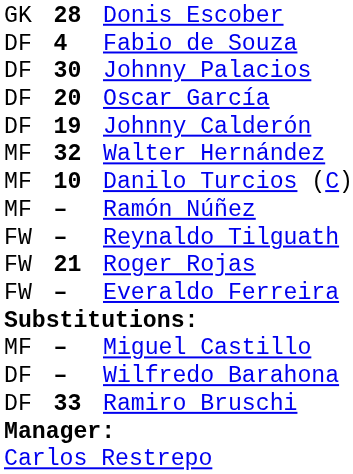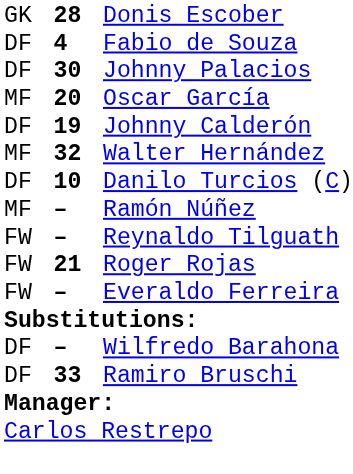(18, 99) DF -> (18, 99) MF
(18, 182) MF -> (18, 182) DF
- row: (207, 349)
